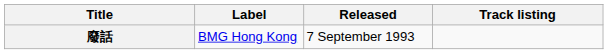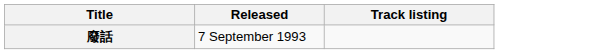- column: (249, 14)
